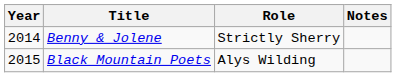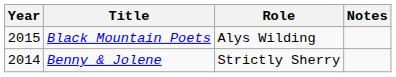rows swapped: (104, 38) <-> (129, 60)
